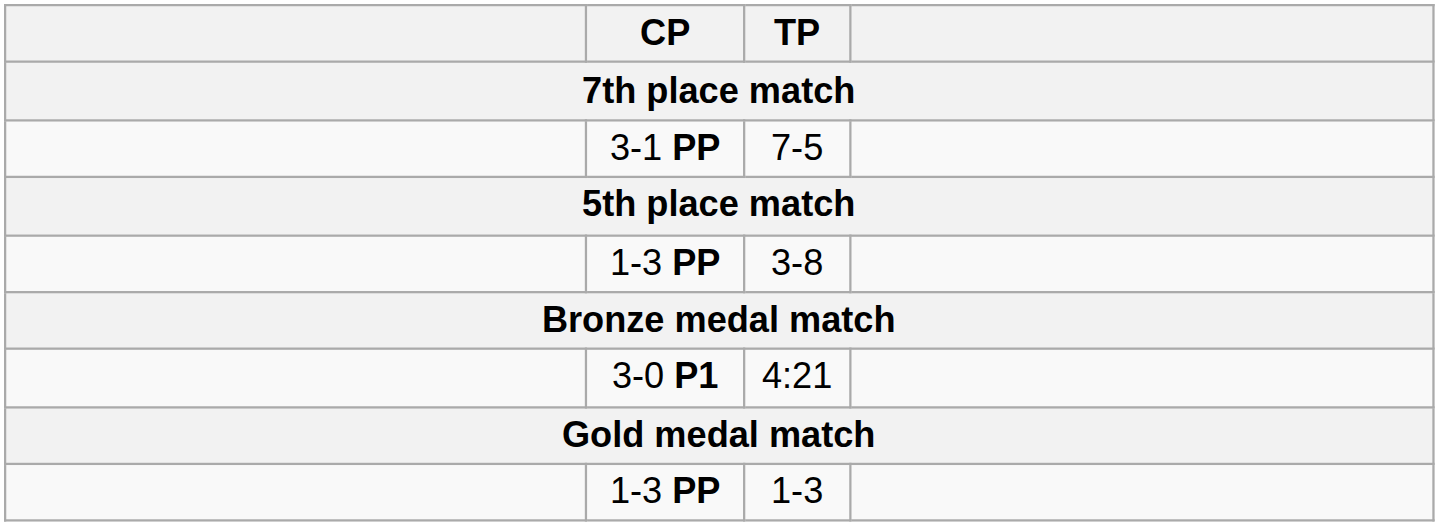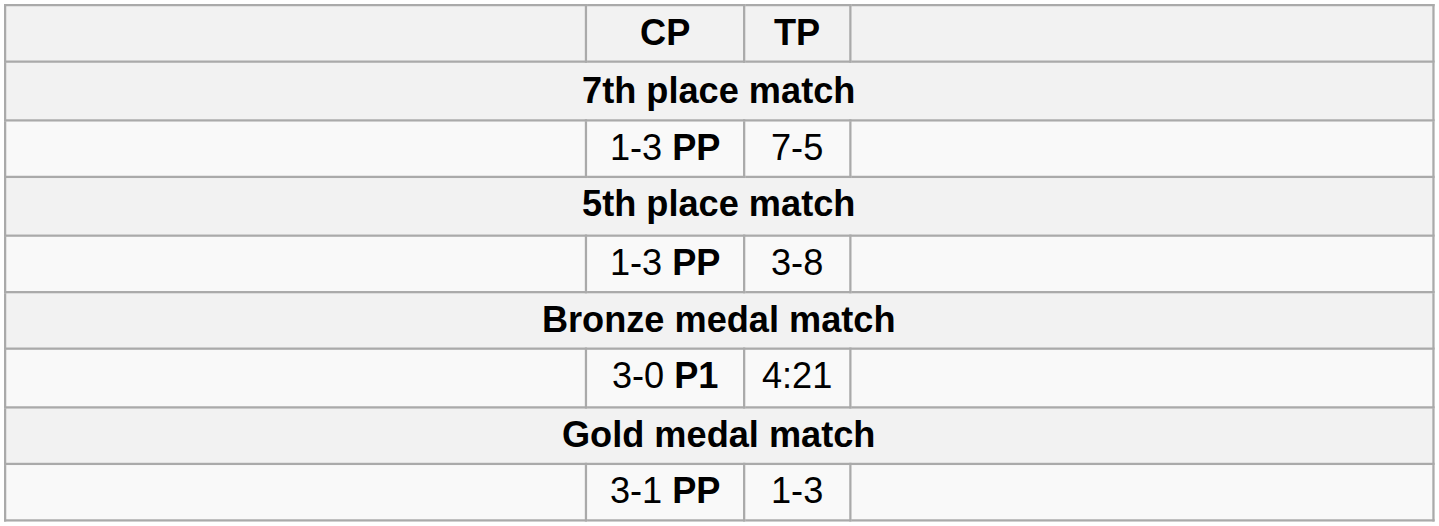(665, 147) 3-1 PP -> (665, 147) 1-3 PP
(665, 491) 1-3 PP -> (665, 491) 3-1 PP
